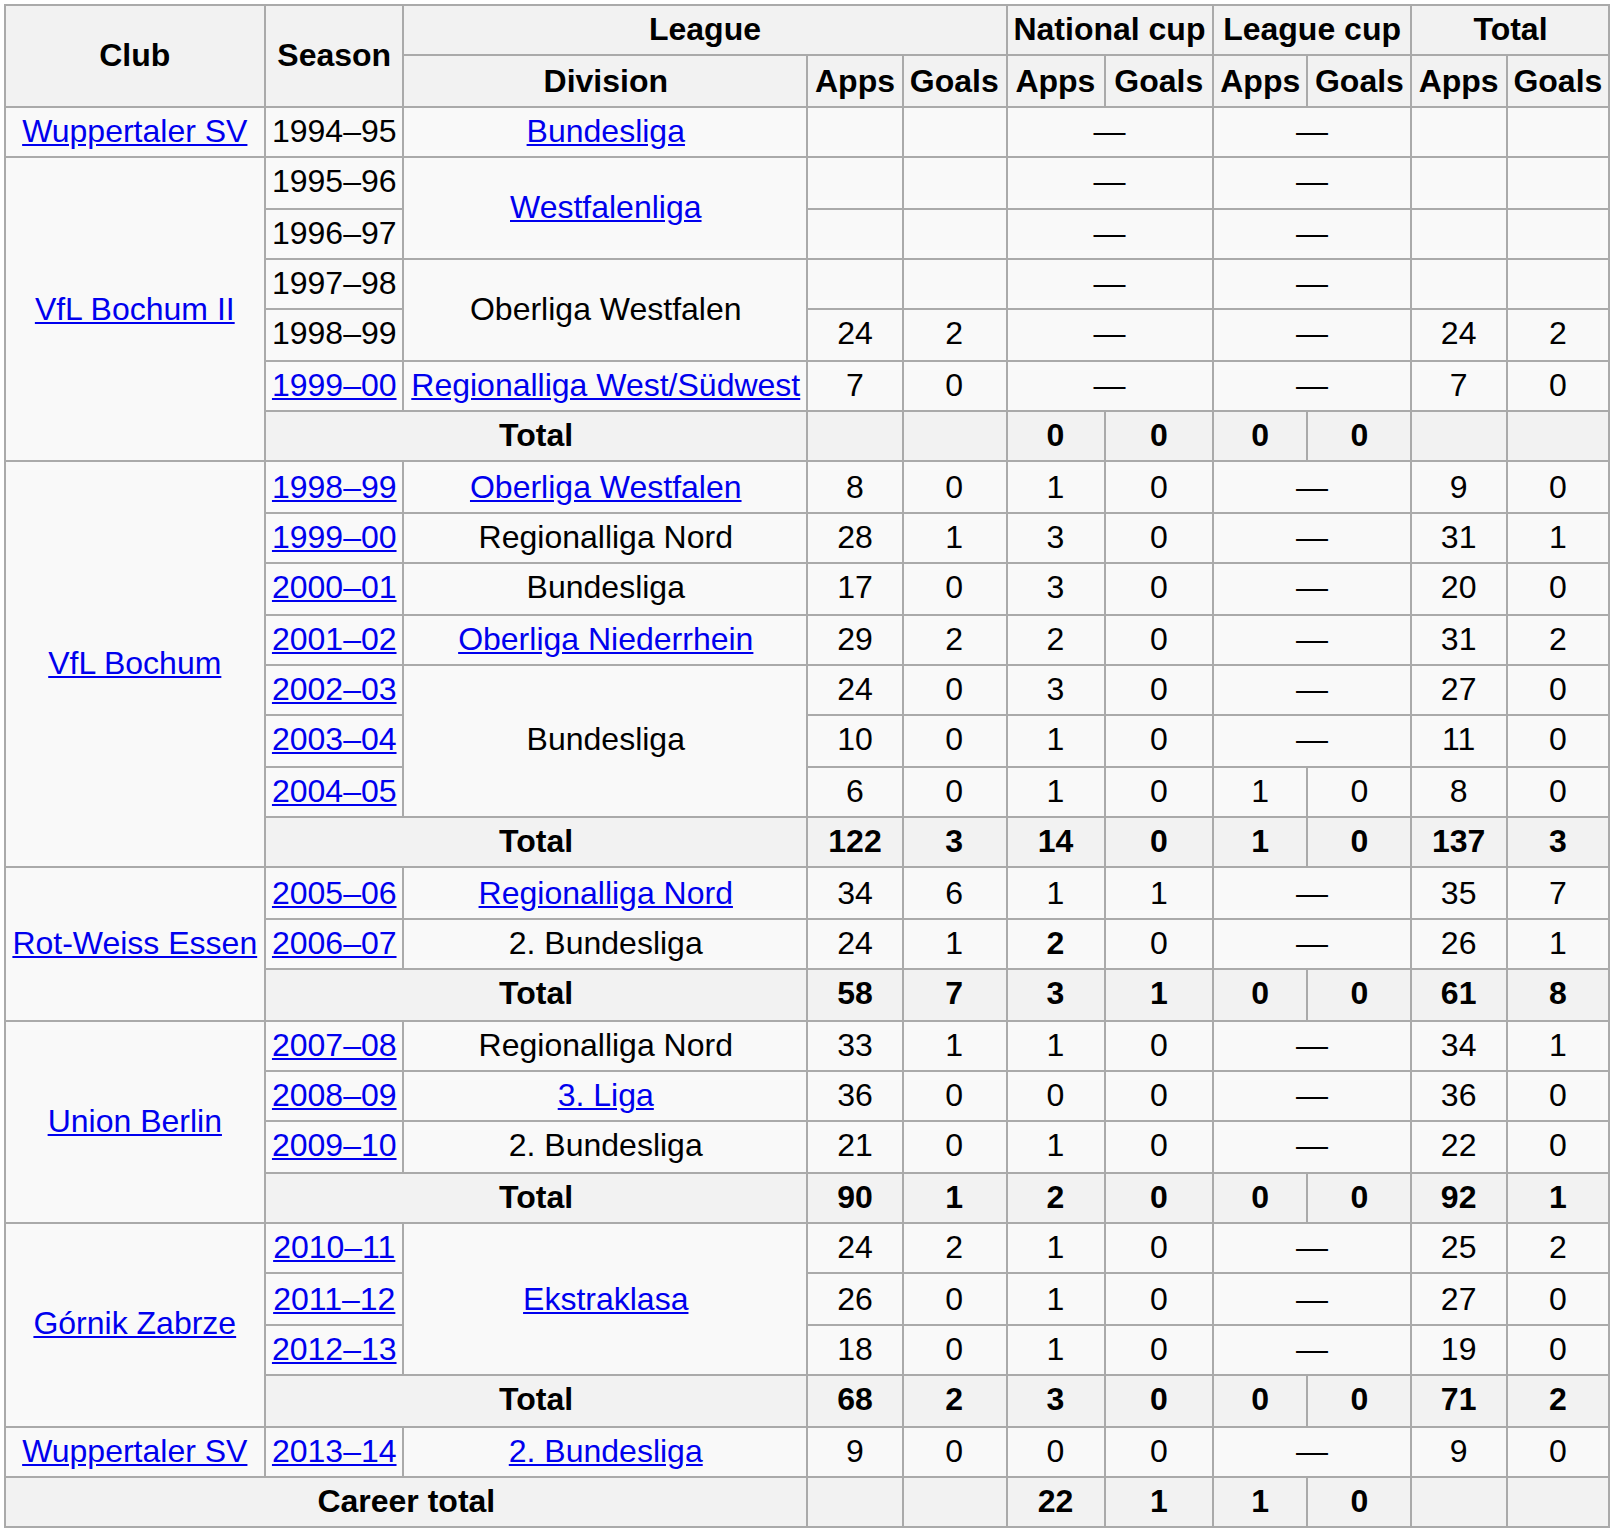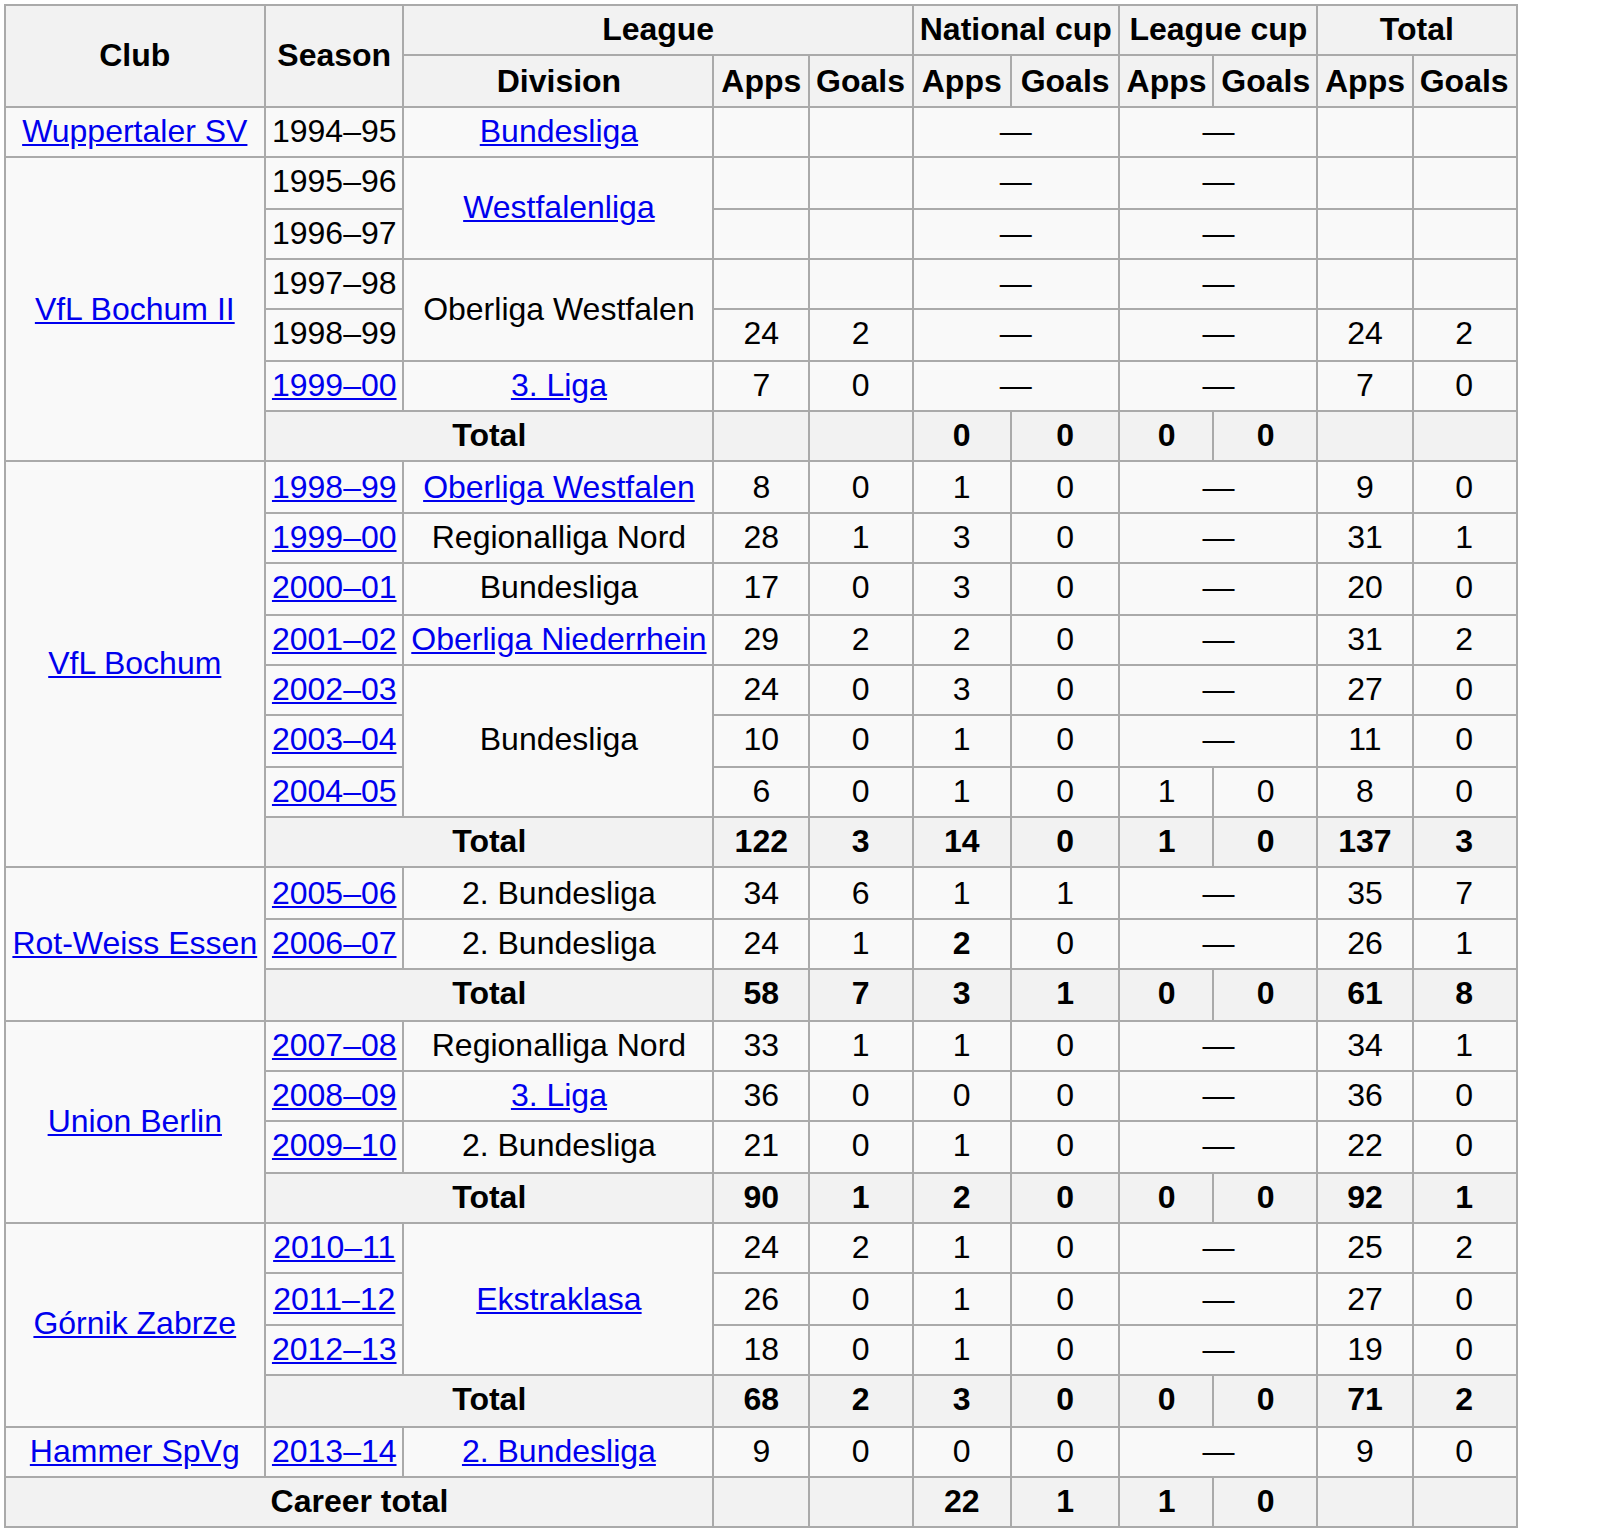(606, 385) Regionalliga West/Südwest -> (559, 385) 3. Liga
(606, 892) Regionalliga Nord -> (559, 892) 2. Bundesliga
(135, 1450) Wuppertaler SV -> (135, 1450) Hammer SpVg
